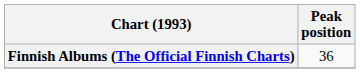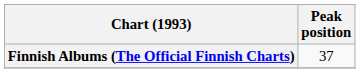(326, 56) 36 -> (326, 56) 37
